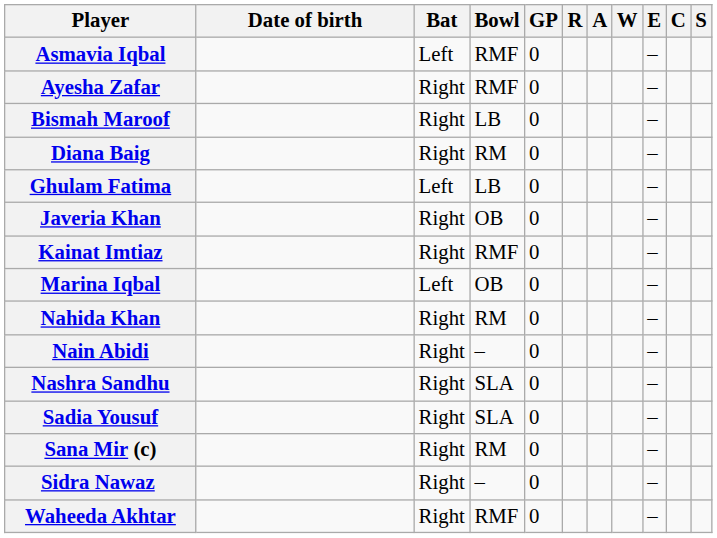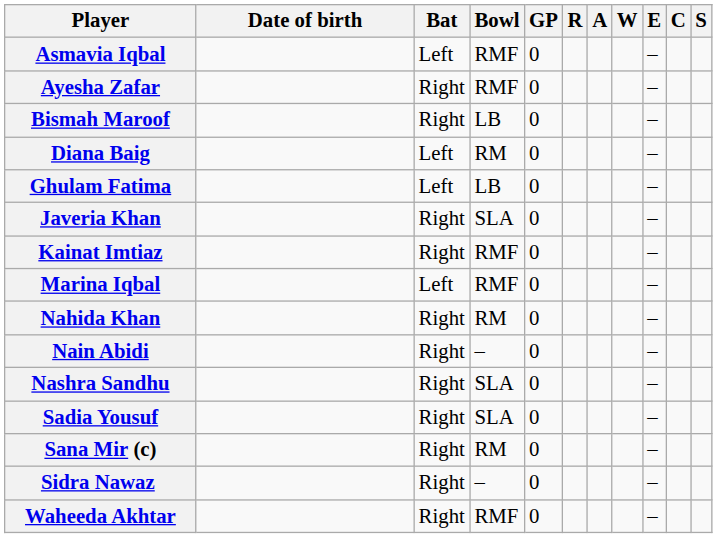(442, 152) Right -> (436, 152) Left
(489, 218) OB -> (494, 218) SLA
(489, 284) OB -> (496, 284) RMF
